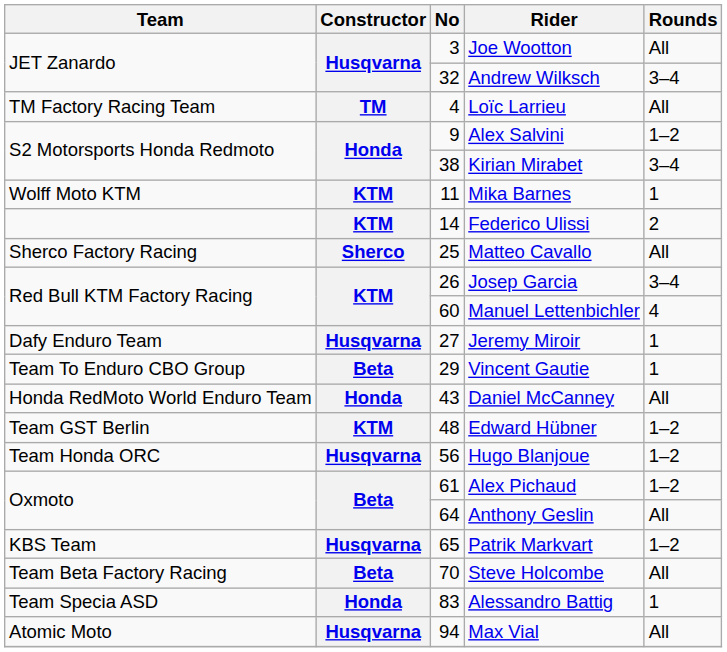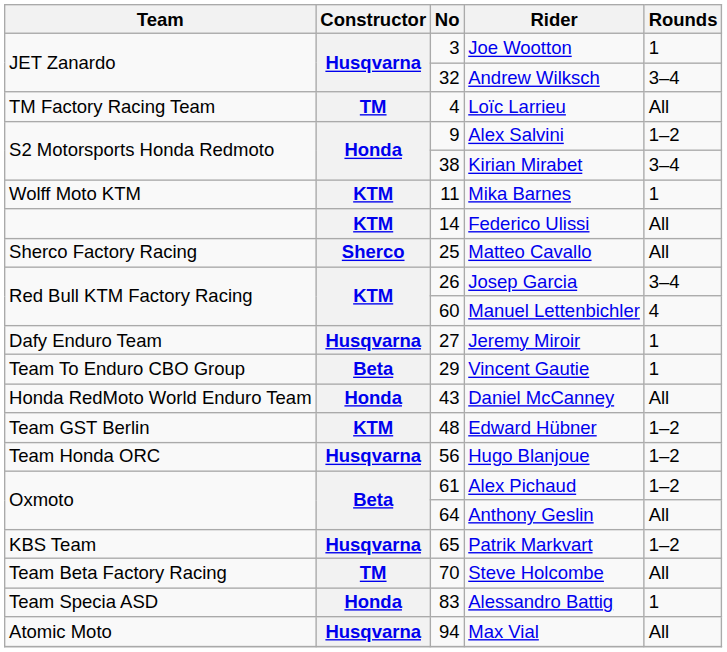(659, 48) All -> (654, 48) 1
(654, 223) 2 -> (659, 223) All
(373, 573) Beta -> (373, 573) TM
